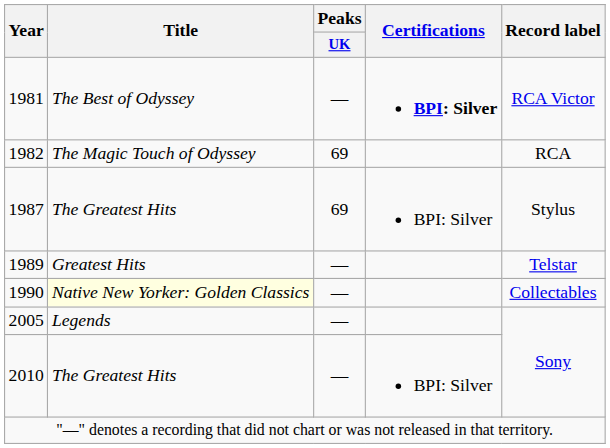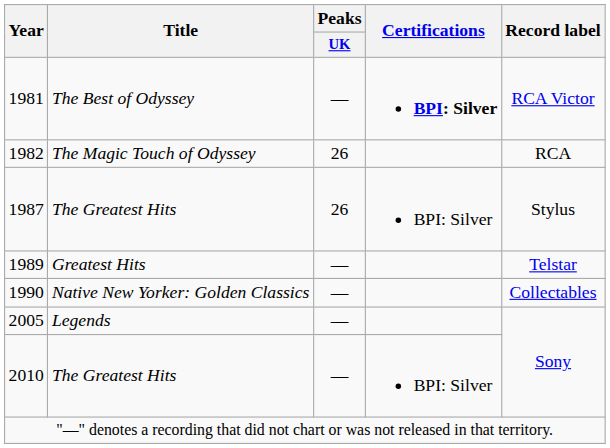(340, 153) 69 -> (340, 153) 26
(340, 209) 69 -> (340, 209) 26
(181, 292) lightyellow background -> (181, 292) no background
